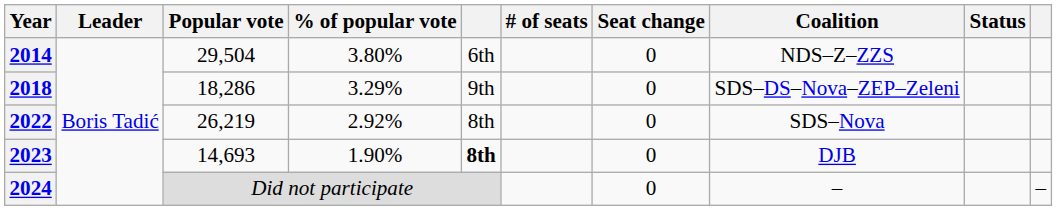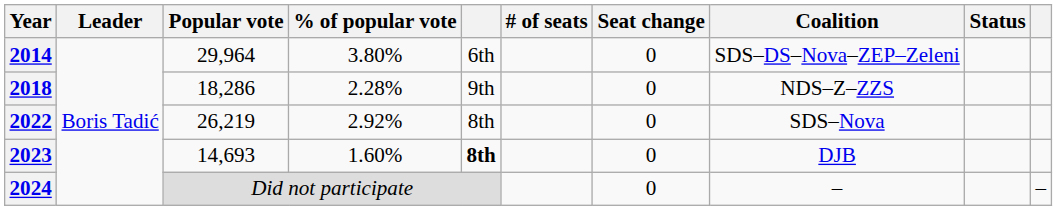(226, 54) 29,504 -> (226, 54) 29,964
(837, 54) NDS–Z–ZZS -> (837, 54) SDS–DS–Nova–ZEP–Zeleni
(375, 88) 3.29% -> (375, 88) 2.28%
(837, 88) SDS–DS–Nova–ZEP–Zeleni -> (837, 88) NDS–Z–ZZS
(375, 155) 1.90% -> (375, 155) 1.60%
